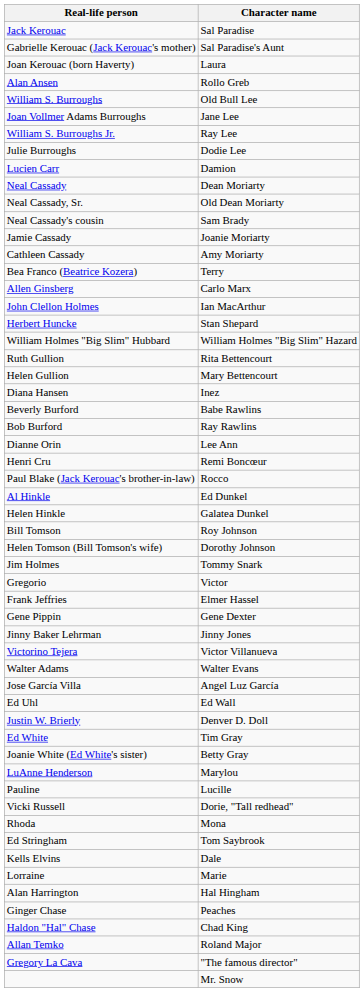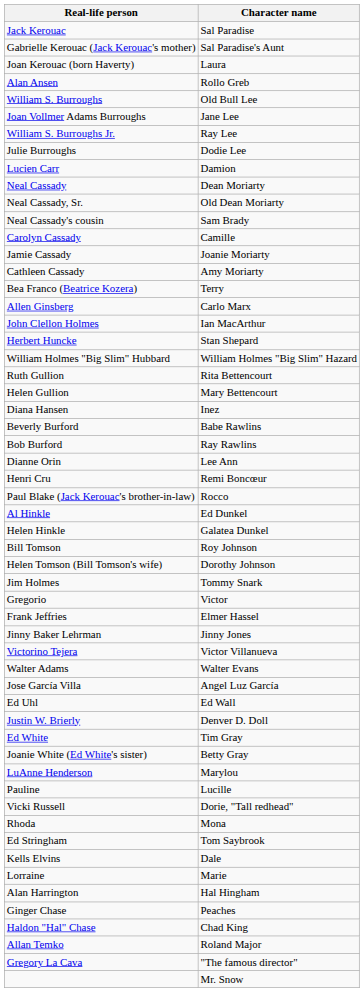+ row: (44, 237)
- row: (34, 617)
